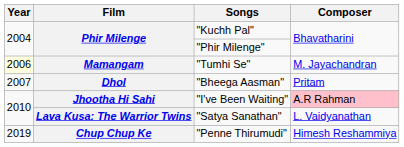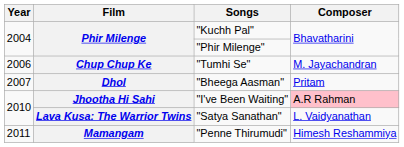(19, 64) lightyellow background -> (19, 64) no background
(114, 64) Mamangam -> (114, 64) Chup Chup Ke
(19, 133) 2019 -> (19, 133) 2011
(114, 133) Chup Chup Ke -> (114, 133) Mamangam
